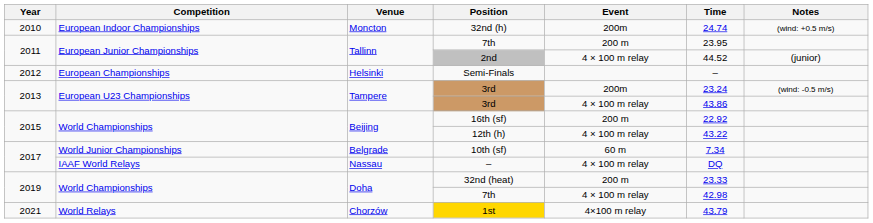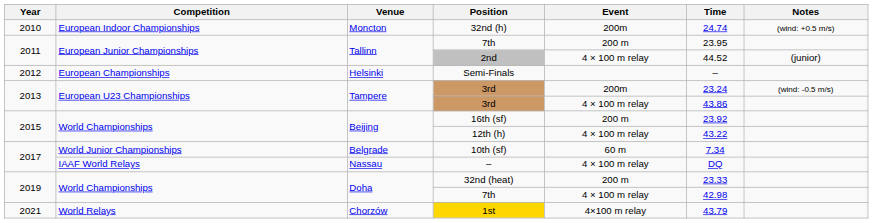(715, 119) 22.92 -> (715, 119) 23.92
